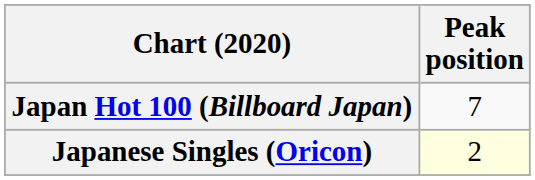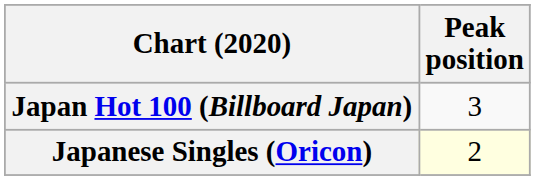(475, 105) 7 -> (475, 105) 3
